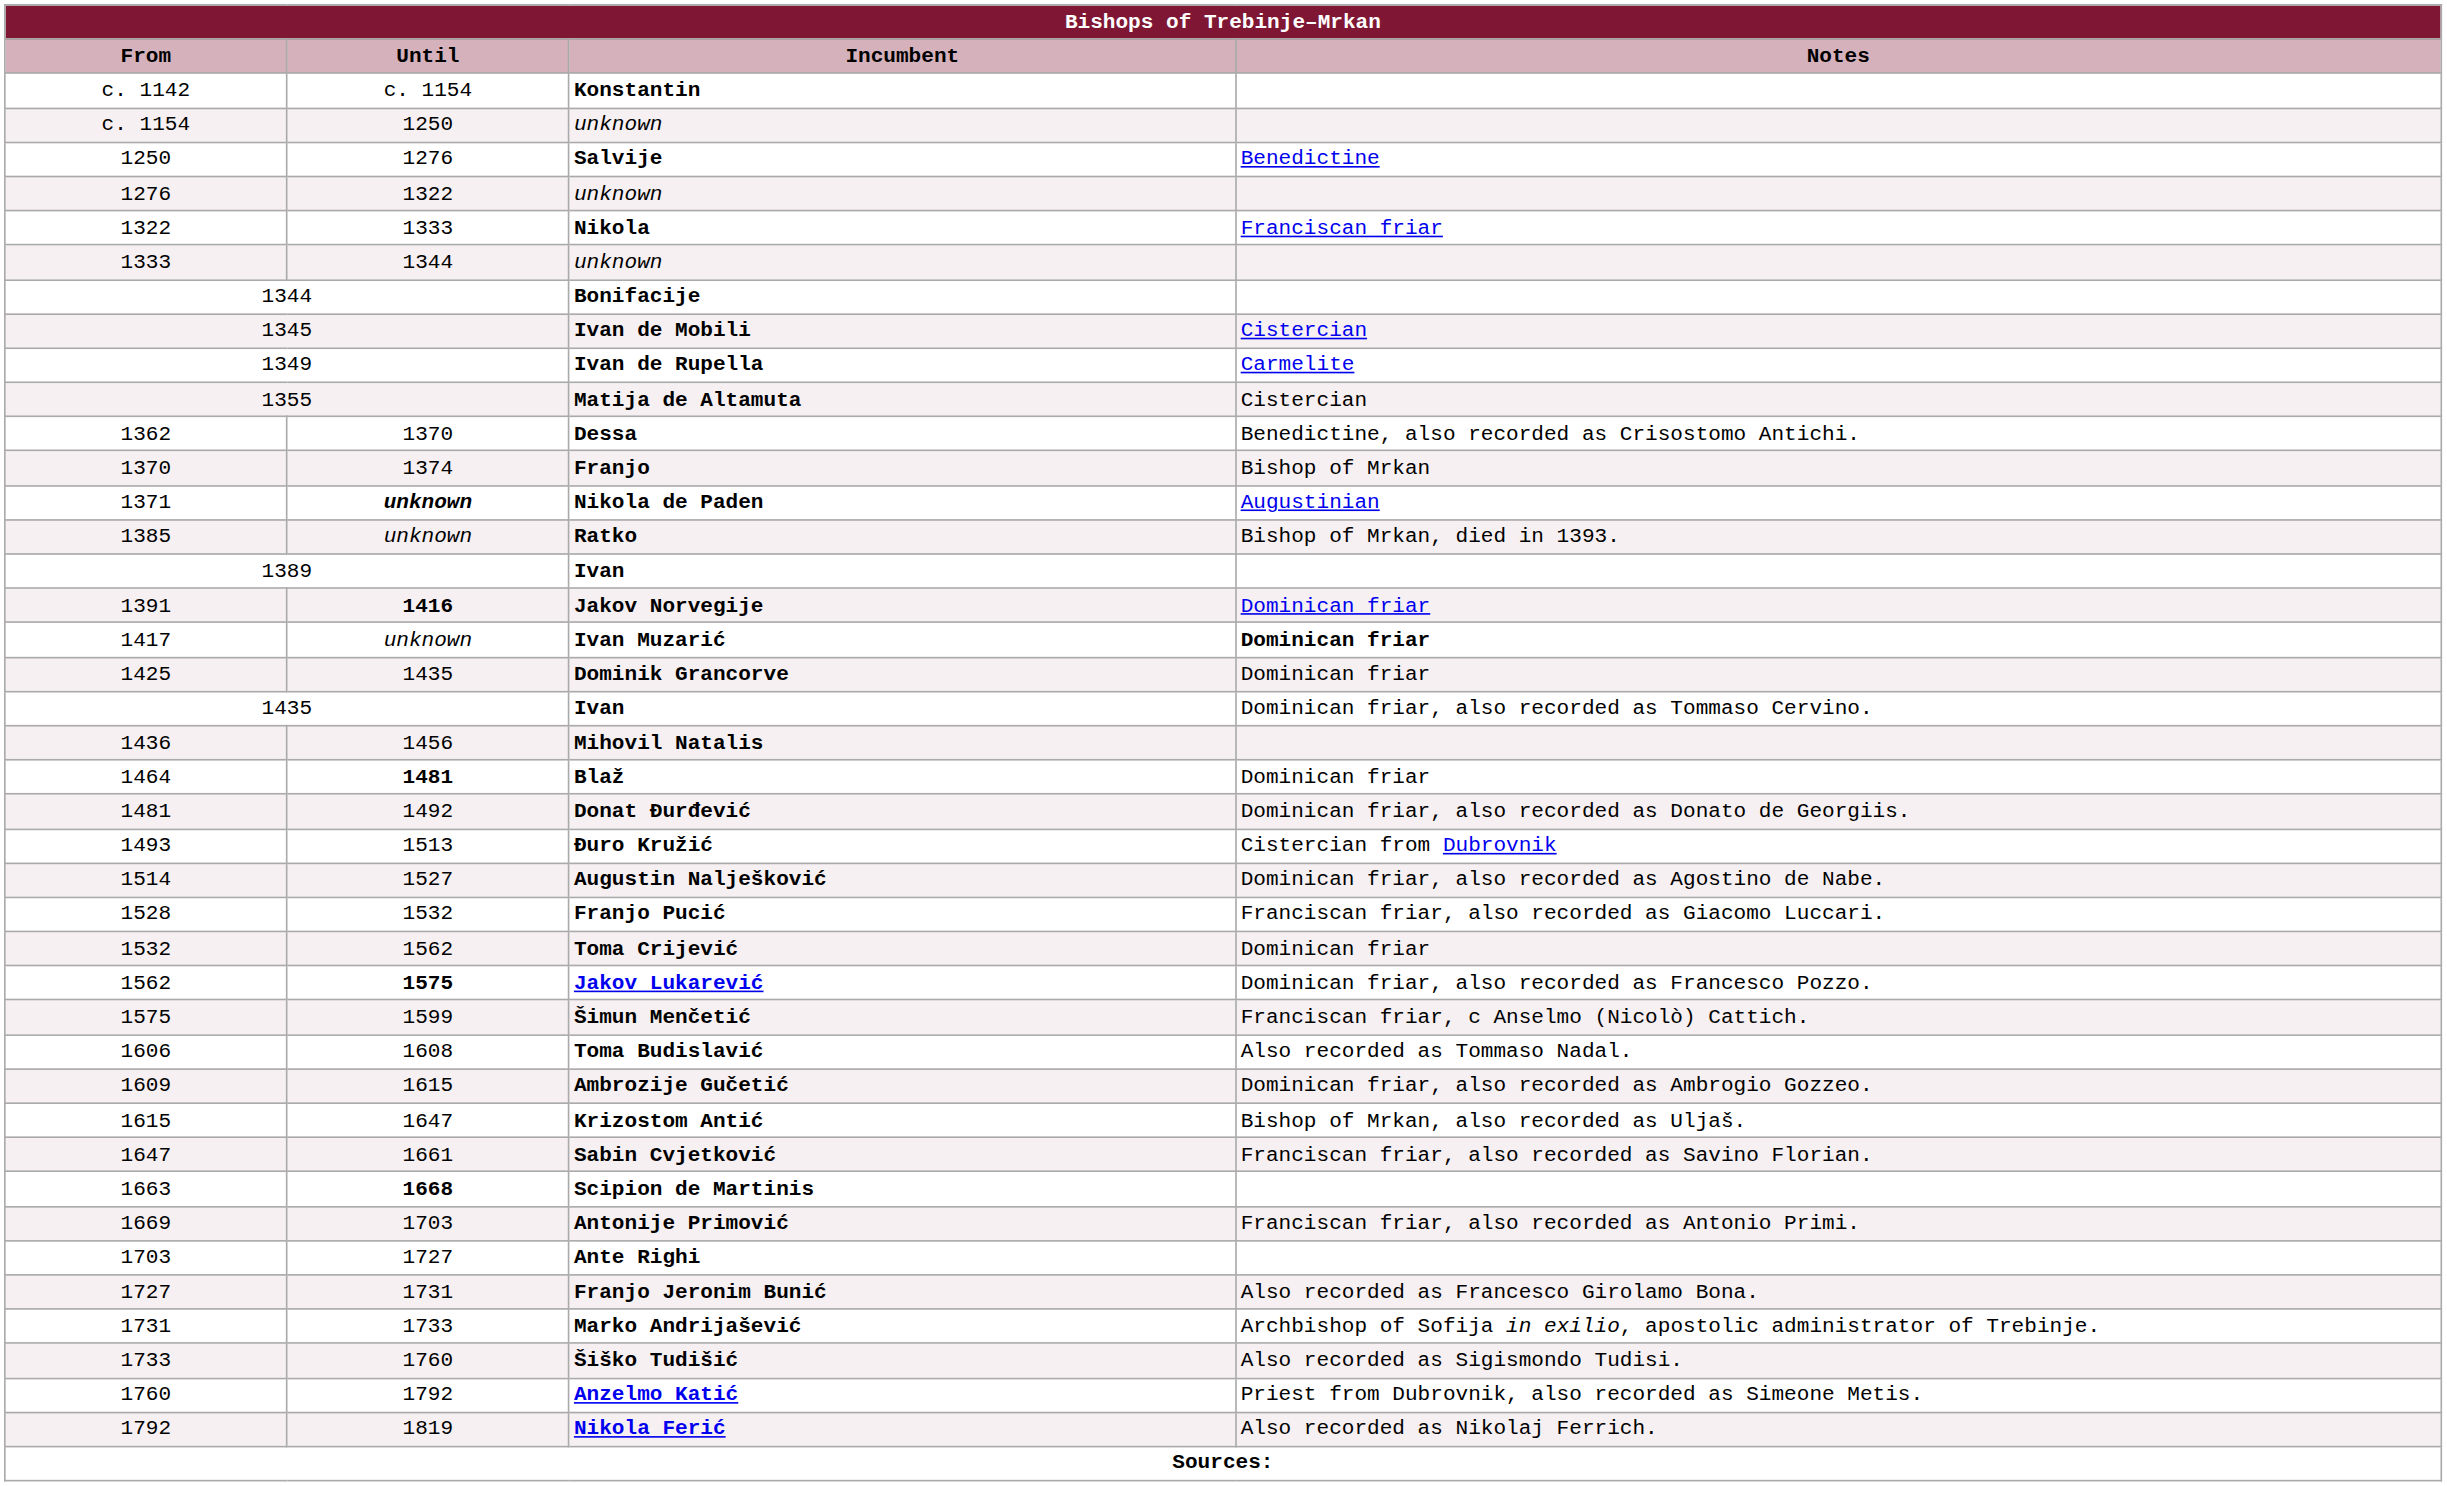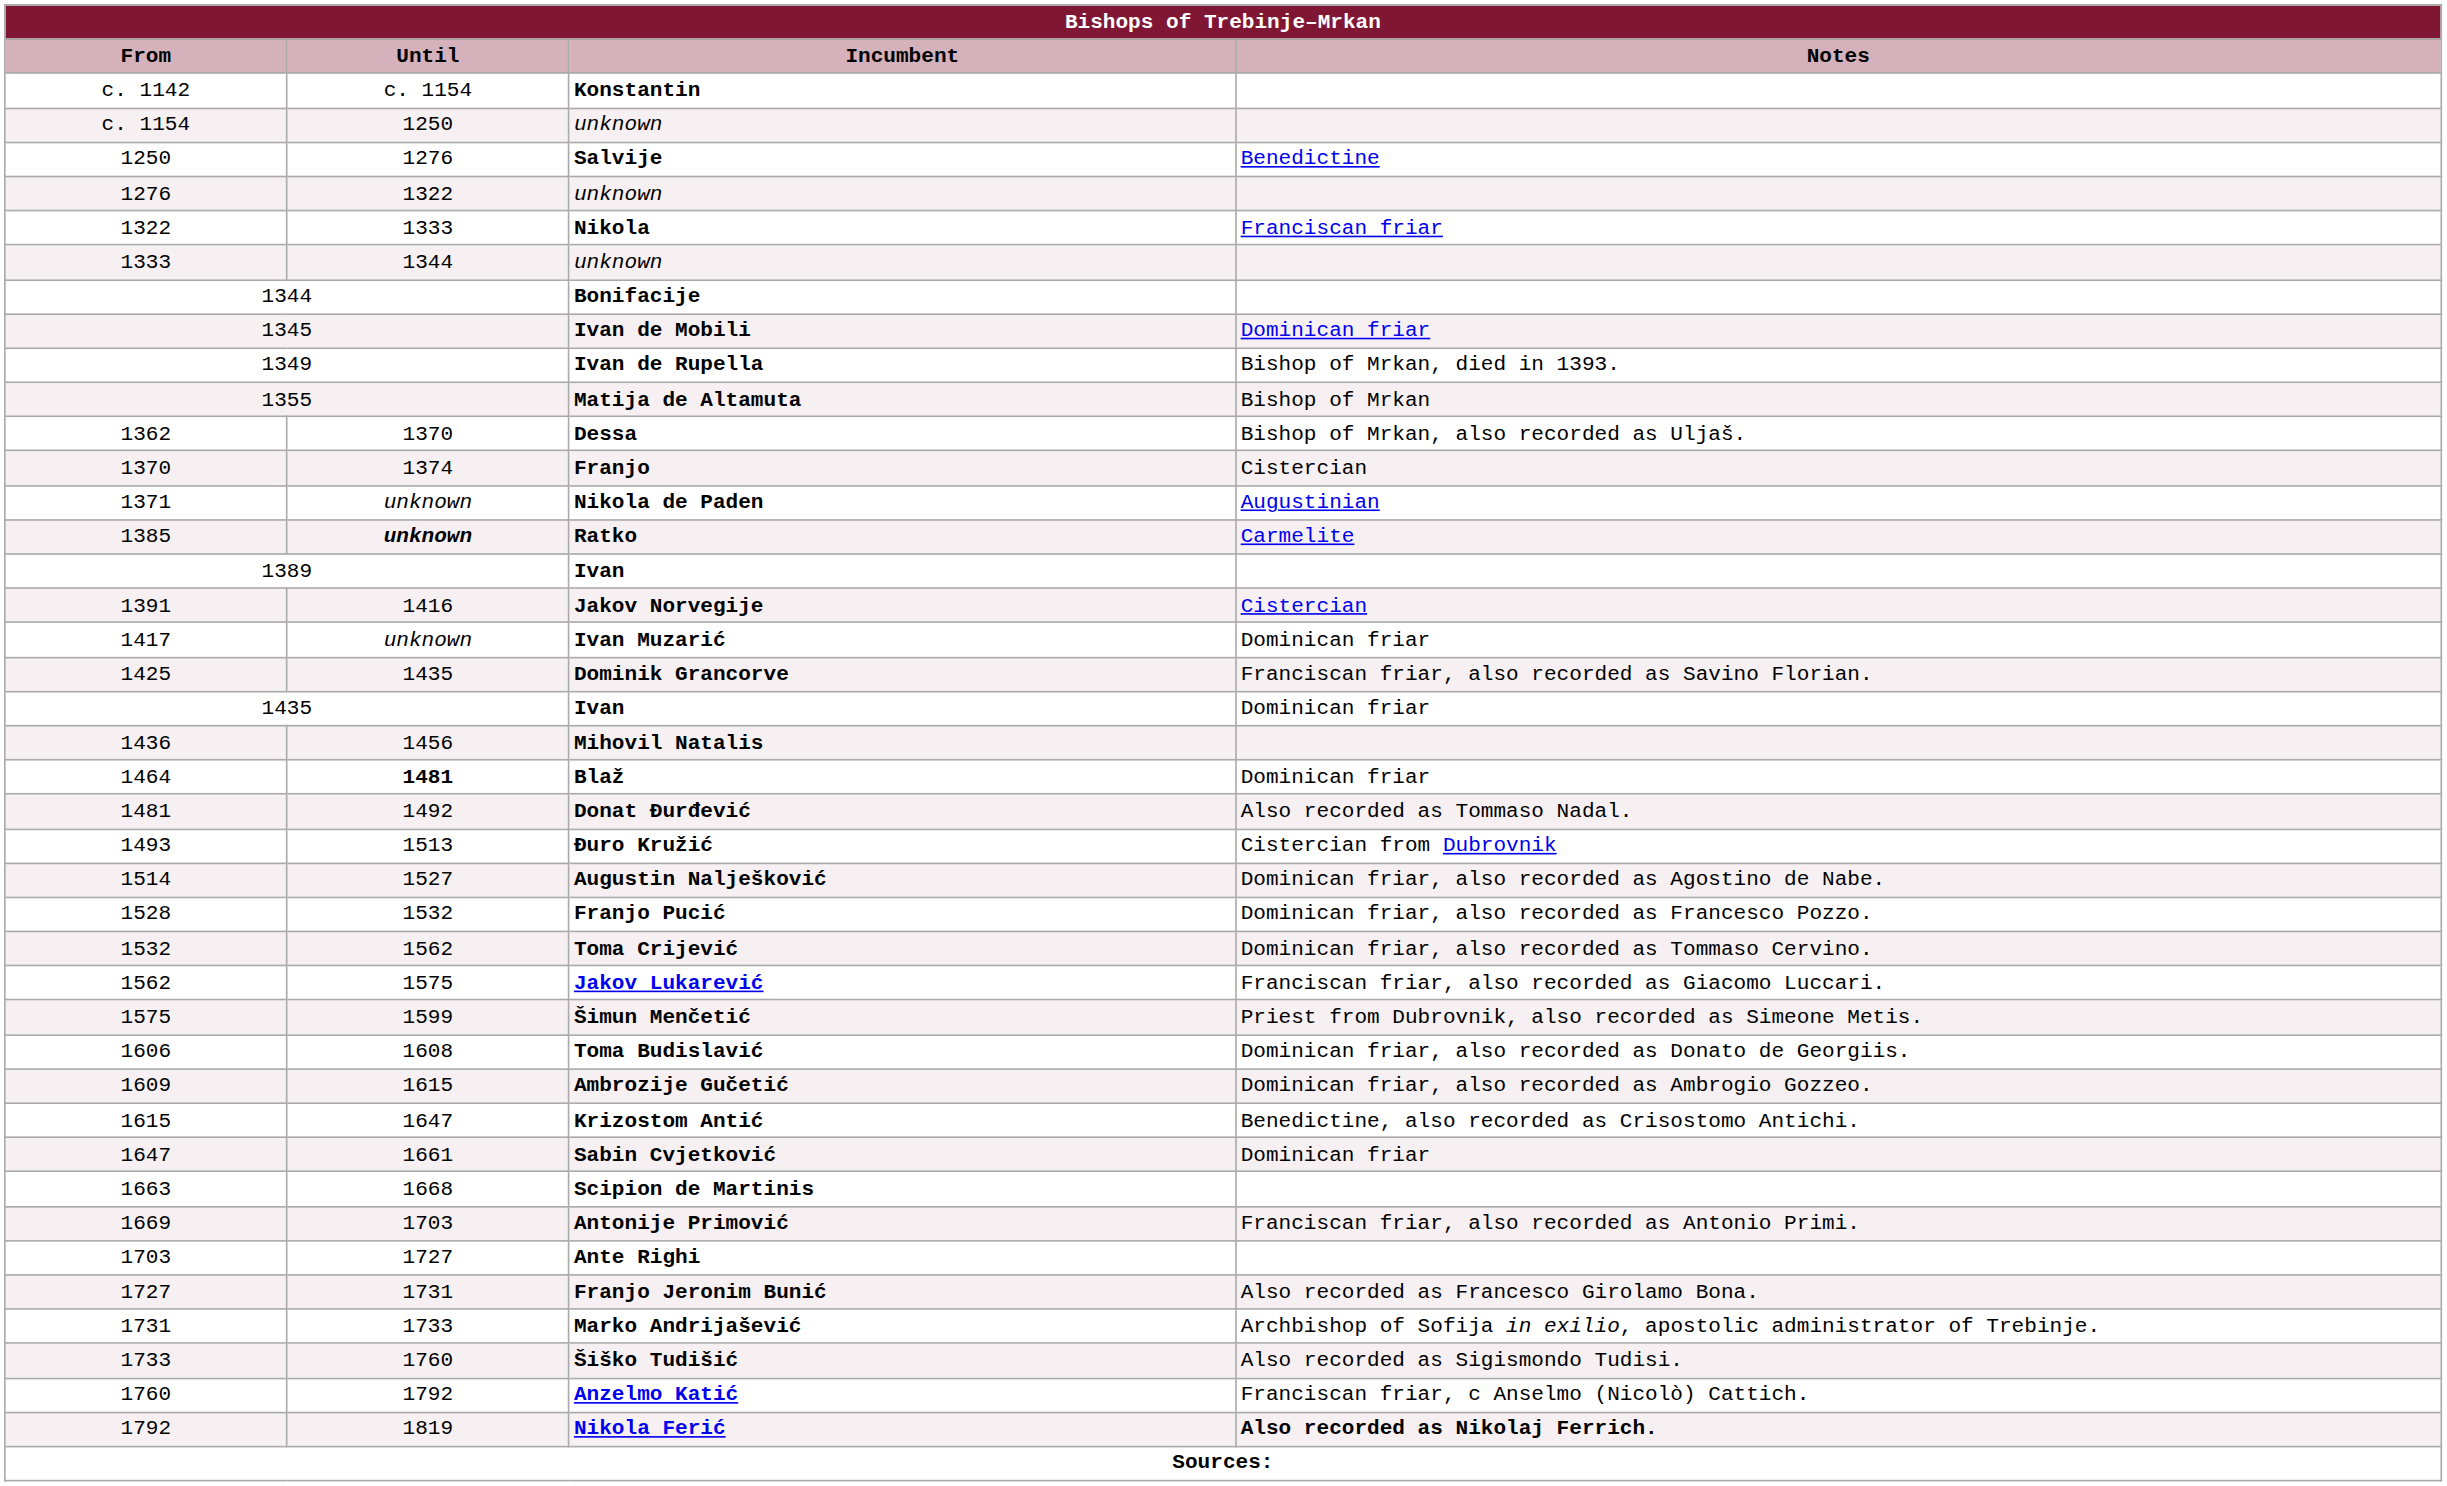(1304, 331) Cistercian -> (1335, 331) Dominican friar
(1298, 365) Carmelite -> (1430, 365) Bishop of Mrkan, died in 1393.
(1304, 400) Cistercian -> (1335, 400) Bishop of Mrkan
(1550, 434) Benedictine, also recorded as Crisostomo Antichi. -> (1493, 434) Bishop of Mrkan, also recorded as Uljaš.
(1335, 468) Bishop of Mrkan -> (1304, 468) Cistercian
(428, 503) bold -> (428, 503) normal
(428, 537) normal -> (428, 537) bold
(1430, 537) Bishop of Mrkan, died in 1393. -> (1298, 537) Carmelite
(428, 605) bold -> (428, 605) normal
(1335, 605) Dominican friar -> (1304, 605) Cistercian
(1335, 640) bold -> (1335, 640) normal
(1335, 674) Dominican friar -> (1557, 674) Franciscan friar, also recorded as Savino Florian.
(1557, 708) Dominican friar, also recorded as Tommaso Cervino. -> (1335, 708) Dominican friar
(1576, 811) Dominican friar, also recorded as Donato de Georgiis. -> (1437, 811) Also recorded as Tommaso Nadal.
(1563, 914) Franciscan friar, also recorded as Giacomo Luccari. -> (1557, 914) Dominican friar, also recorded as Francesco Pozzo.
(1335, 949) Dominican friar -> (1557, 949) Dominican friar, also recorded as Tommaso Cervino.
(428, 983) bold -> (428, 983) normal
(1557, 983) Dominican friar, also recorded as Francesco Pozzo. -> (1563, 983) Franciscan friar, also recorded as Giacomo Luccari.
(1525, 1017) Franciscan friar, c Anselmo (Nicolò) Cattich. -> (1582, 1017) Priest from Dubrovnik, also recorded as Simeone Metis.
(1437, 1052) Also recorded as Tommaso Nadal. -> (1576, 1052) Dominican friar, also recorded as Donato de Georgiis.
(1493, 1120) Bishop of Mrkan, also recorded as Uljaš. -> (1550, 1120) Benedictine, also recorded as Crisostomo Antichi.
(1557, 1155) Franciscan friar, also recorded as Savino Florian. -> (1335, 1155) Dominican friar
(428, 1189) bold -> (428, 1189) normal
(1582, 1395) Priest from Dubrovnik, also recorded as Simeone Metis. -> (1525, 1395) Franciscan friar, c Anselmo (Nicolò) Cattich.
(1449, 1429) normal -> (1449, 1429) bold
